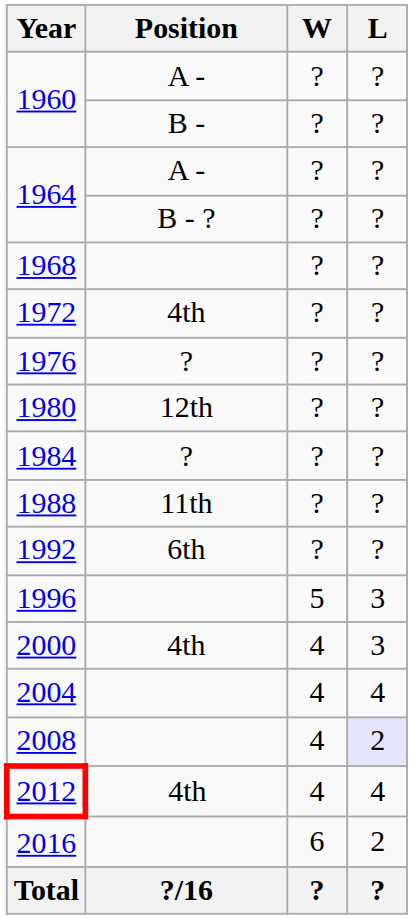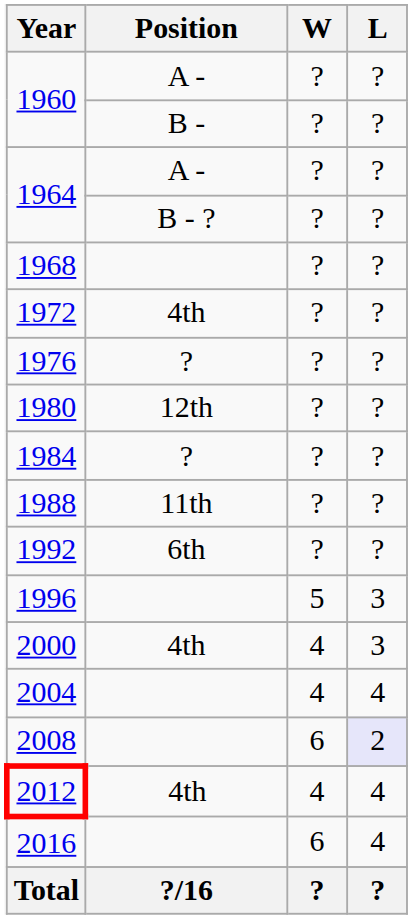(317, 740) 4 -> (317, 740) 6
(378, 841) 2 -> (378, 841) 4
